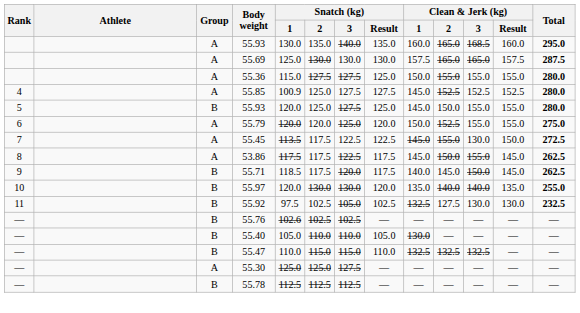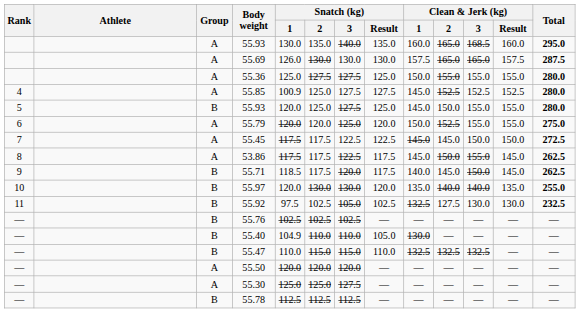(290, 60) 125.0 -> (290, 60) 126.0
(290, 76) 115.0 -> (290, 76) 125.0
(290, 140) 113.5 -> (290, 140) 117.5
(449, 140) 155.0 -> (449, 140) 145.0
(478, 140) 130.0 -> (478, 140) 150.0
(290, 220) 102.6 -> (290, 220) 102.5
(290, 236) 105.0 -> (290, 236) 104.9
+ row: (19, 268)
